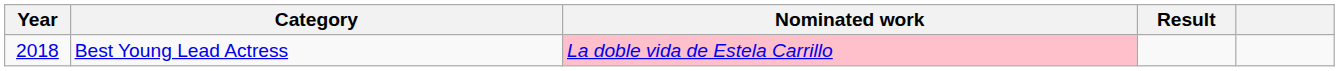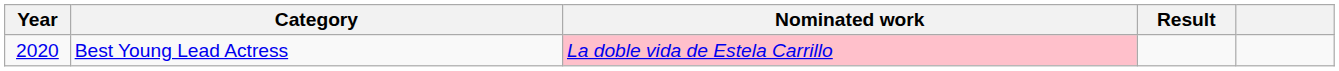(37, 50) 2018 -> (37, 50) 2020
